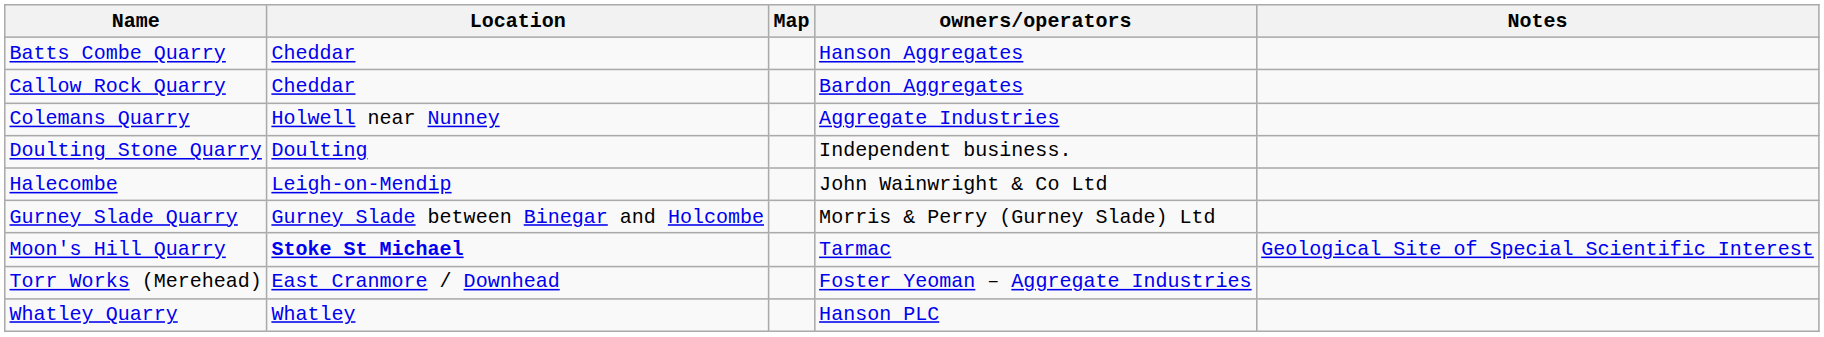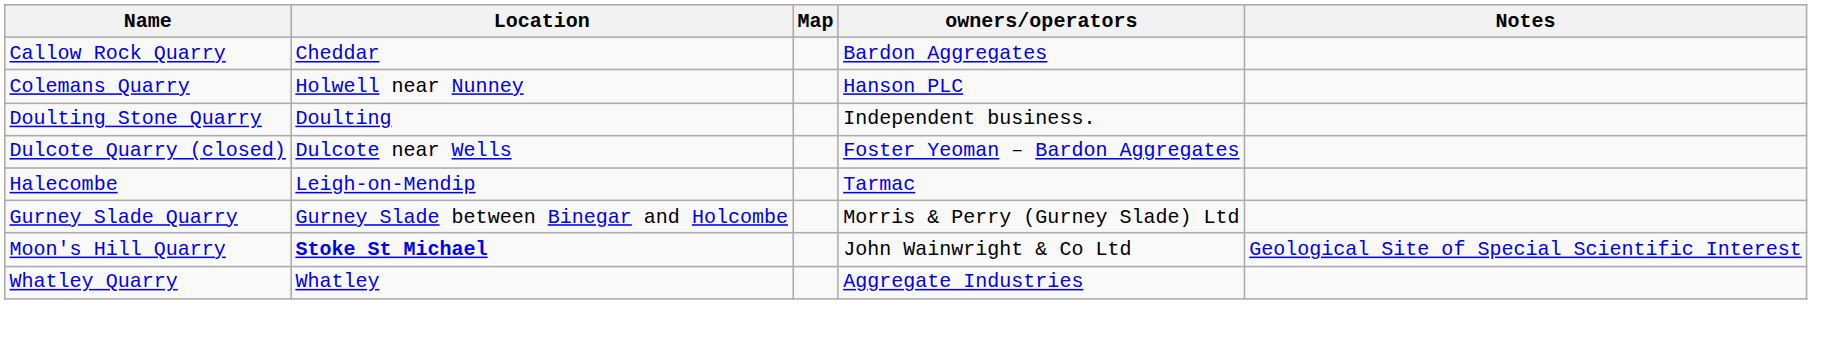- row: (118, 54)
(939, 119) Aggregate Industries -> (903, 86) Hanson PLC
+ row: (148, 152)
(963, 184) John Wainwright & Co Ltd -> (879, 184) Tarmac
(855, 249) Tarmac -> (987, 249) John Wainwright & Co Ltd
- row: (136, 282)
(879, 315) Hanson PLC -> (963, 282) Aggregate Industries
